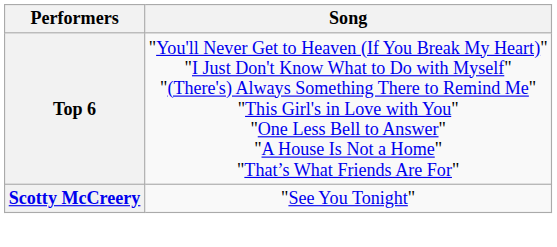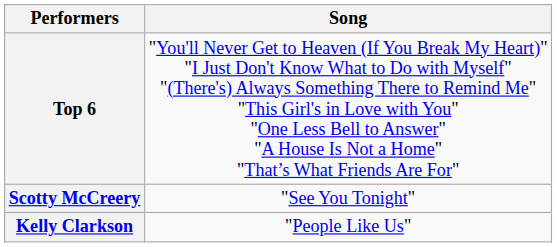+ row: (75, 226)
